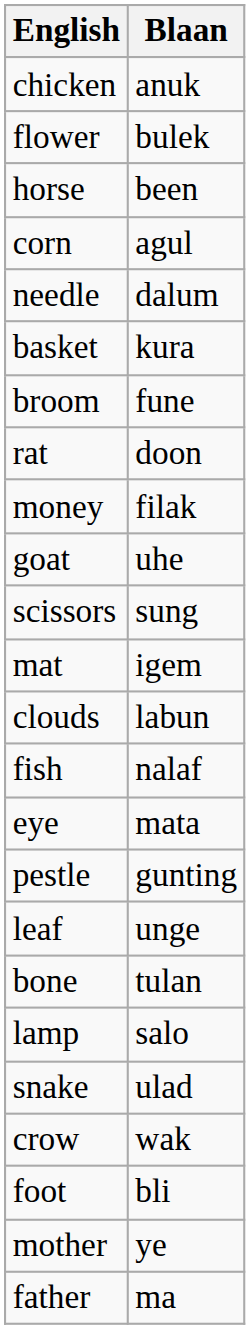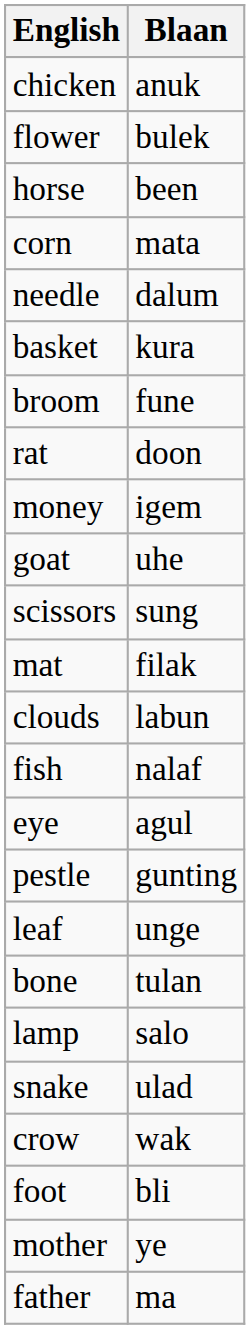(164, 242) agul -> (168, 242) mata
(166, 505) filak -> (169, 505) igem
(169, 664) igem -> (166, 664) filak
(168, 822) mata -> (164, 822) agul
